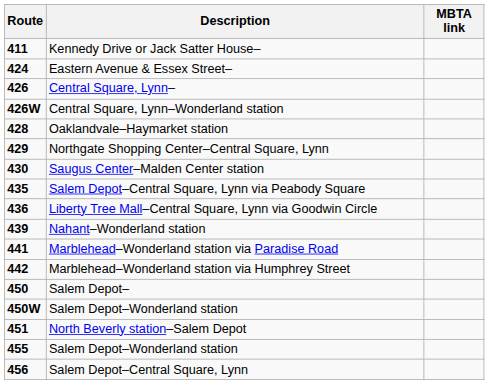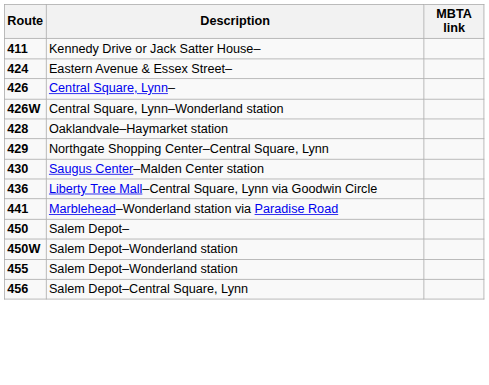- row: (18, 189)
- row: (18, 229)
- row: (18, 269)
- row: (18, 329)
